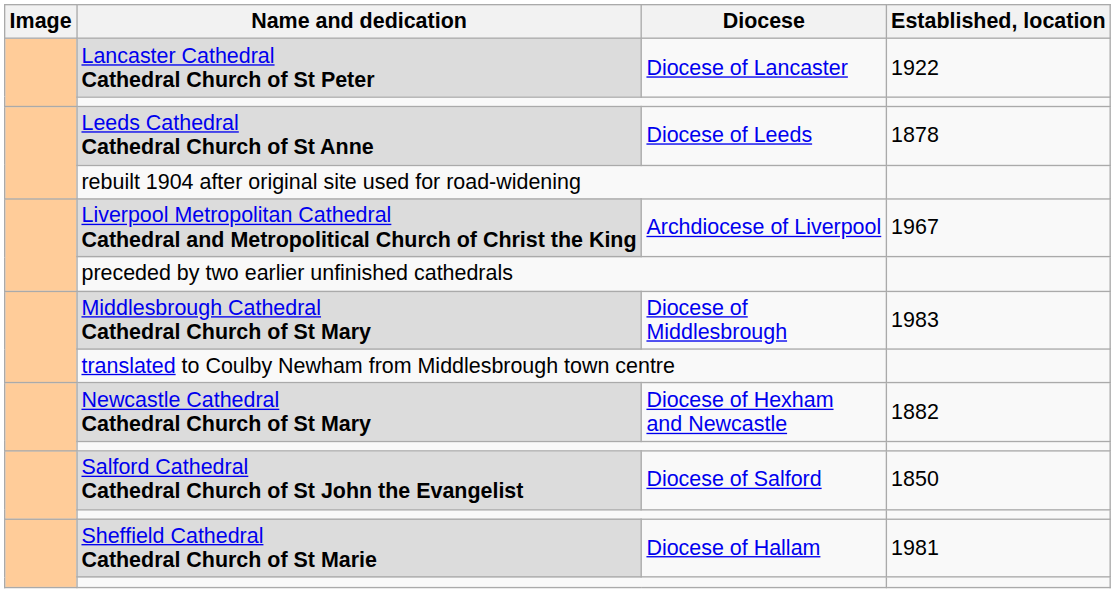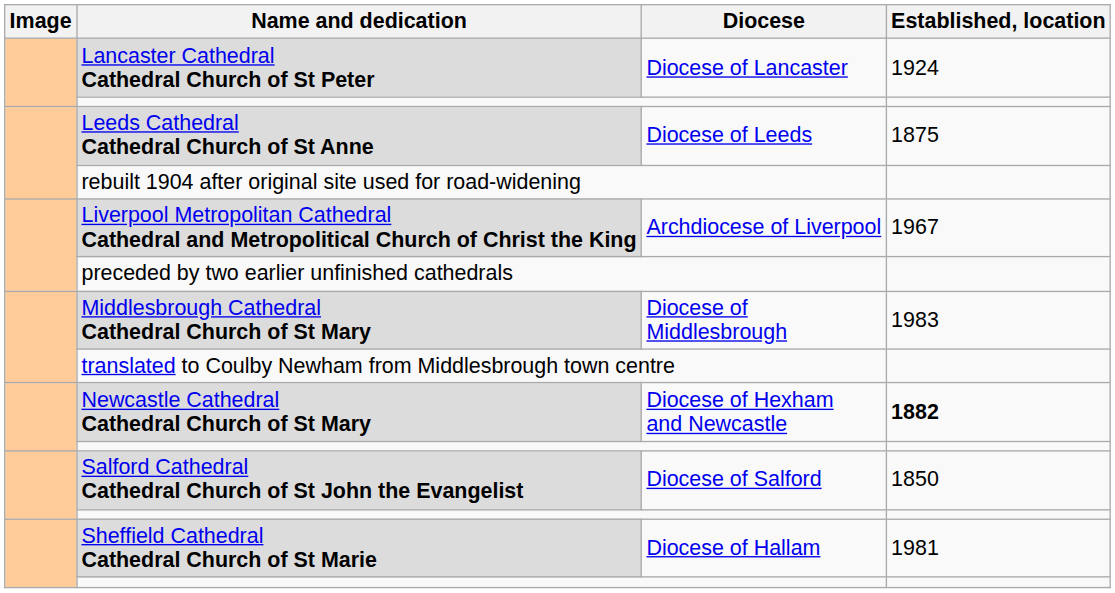(915, 67) 1922 -> (915, 67) 1924
(915, 135) 1878 -> (915, 135) 1875
(915, 411) normal -> (915, 411) bold
